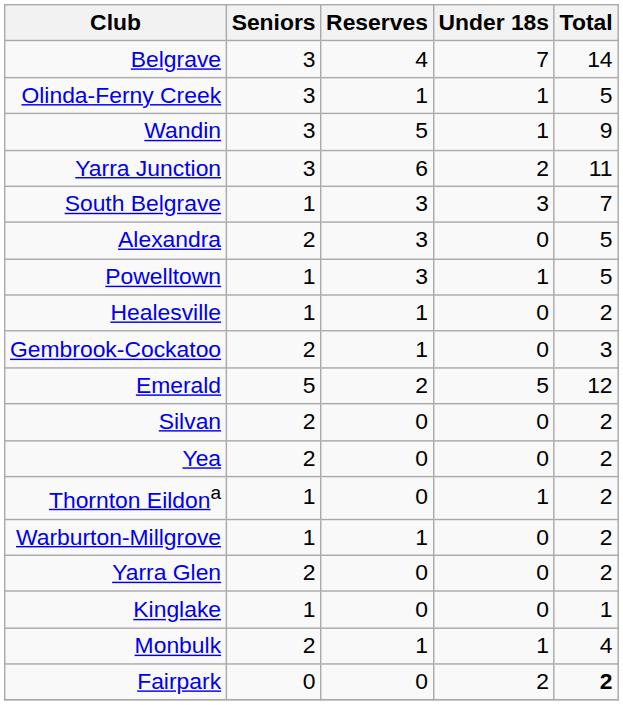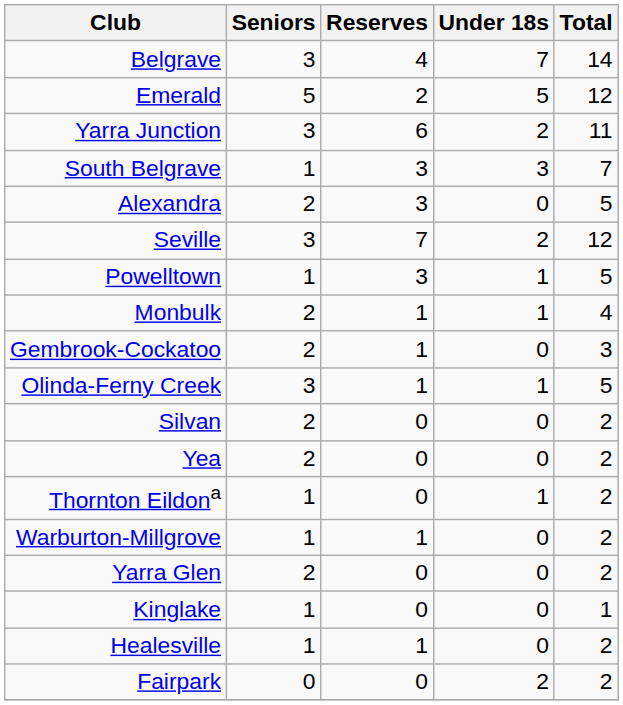rows swapped: (178, 385) <-> (121, 95)
- row: (183, 131)
+ row: (187, 240)
rows swapped: (178, 645) <-> (166, 312)
(606, 681) bold -> (606, 681) normal
